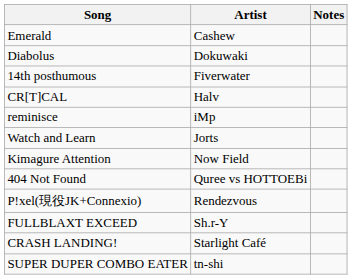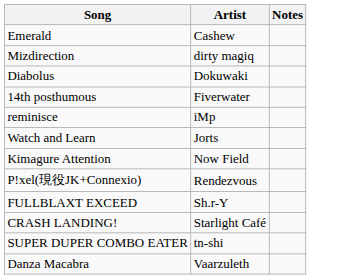+ row: (41, 55)
- row: (37, 96)
- row: (47, 179)
+ row: (48, 263)
